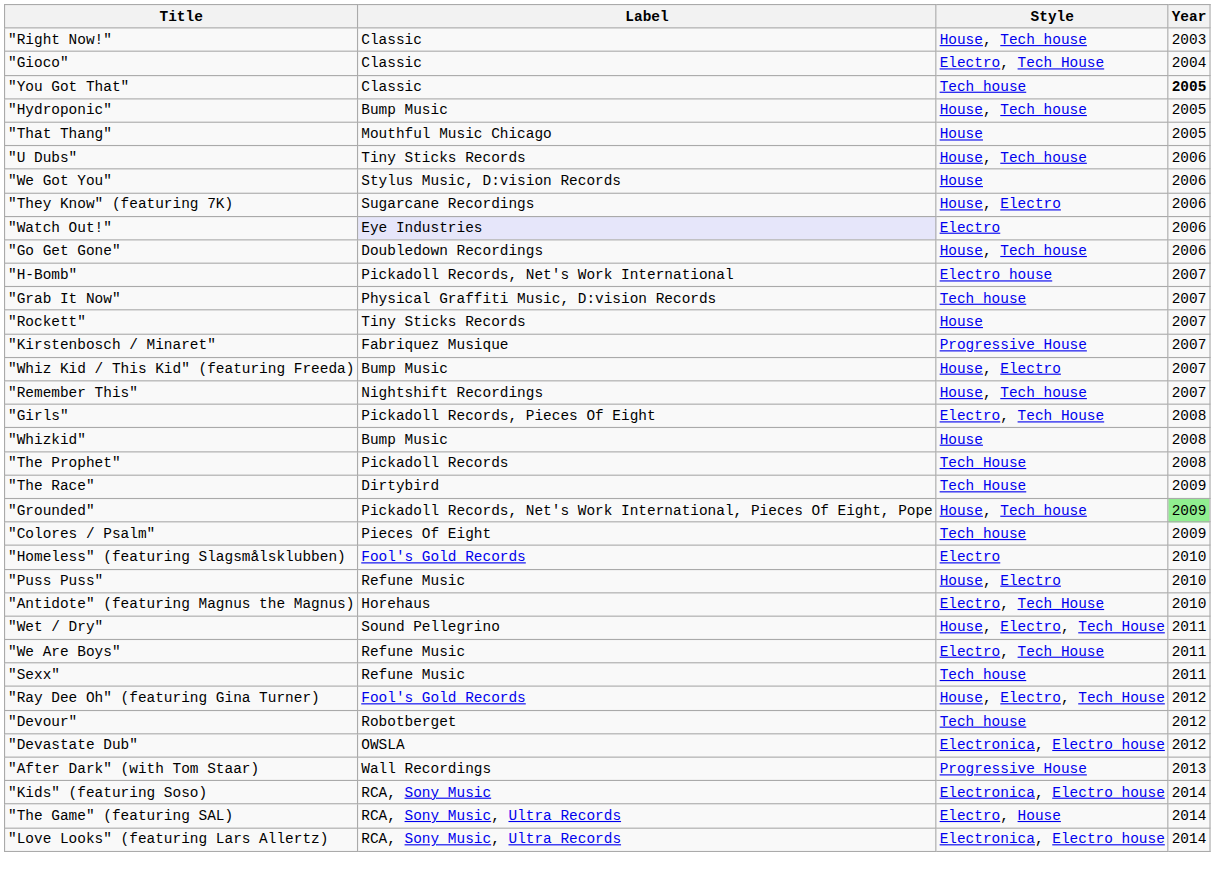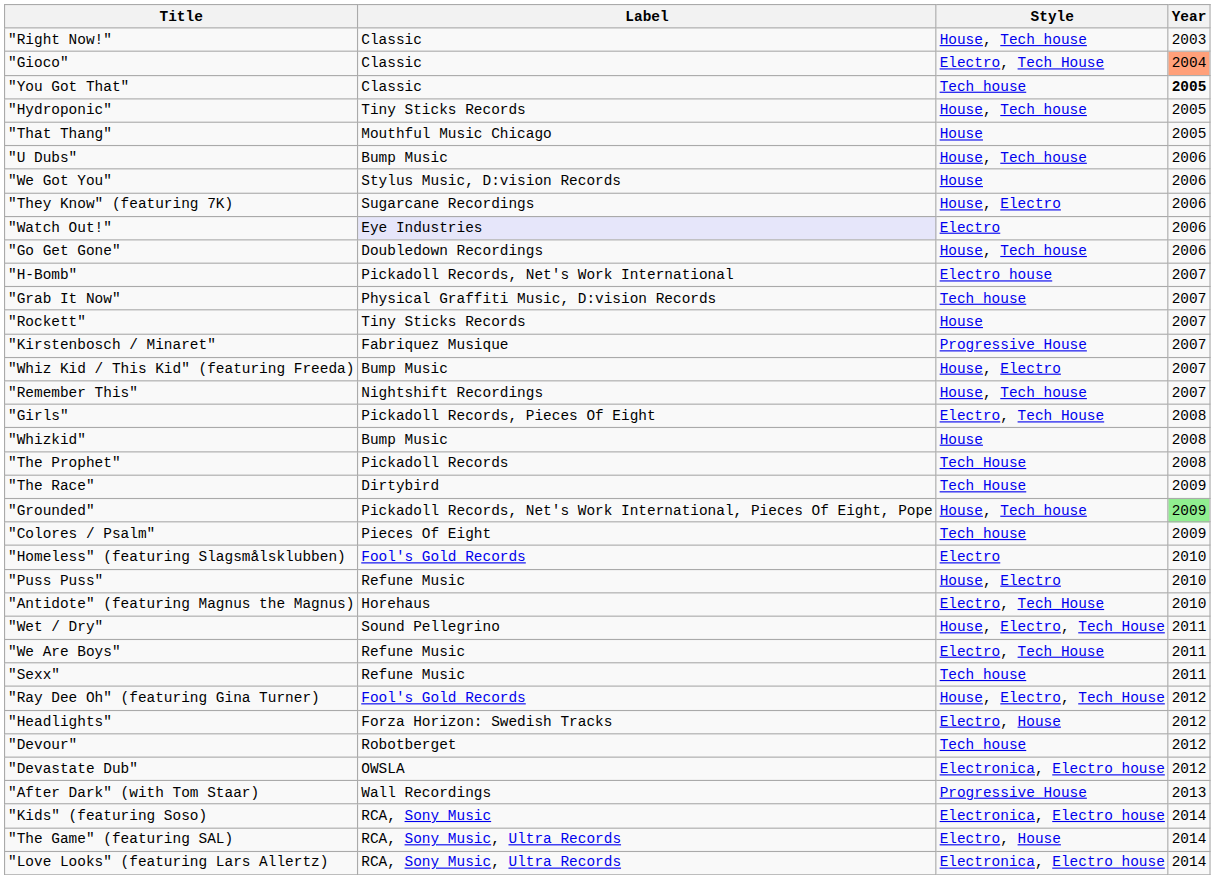(1189, 63) no background -> (1189, 63) lightsalmon background
(405, 110) Bump Music -> (444, 110) Tiny Sticks Records
(444, 157) Tiny Sticks Records -> (405, 157) Bump Music
+ row: (60, 722)
